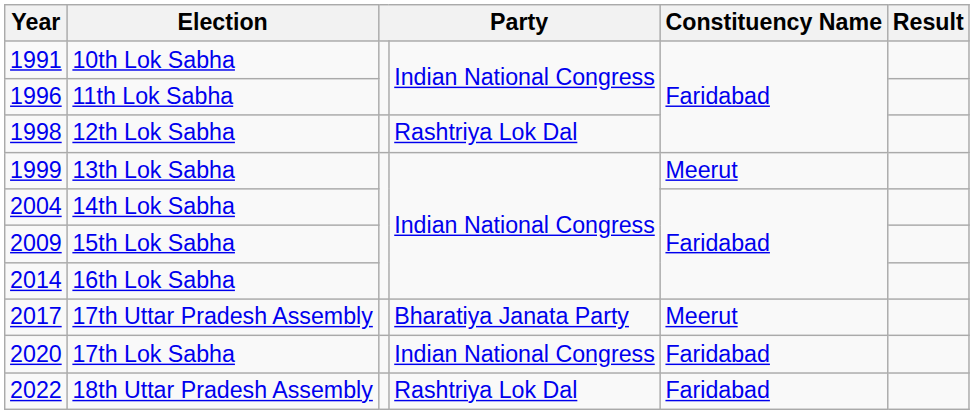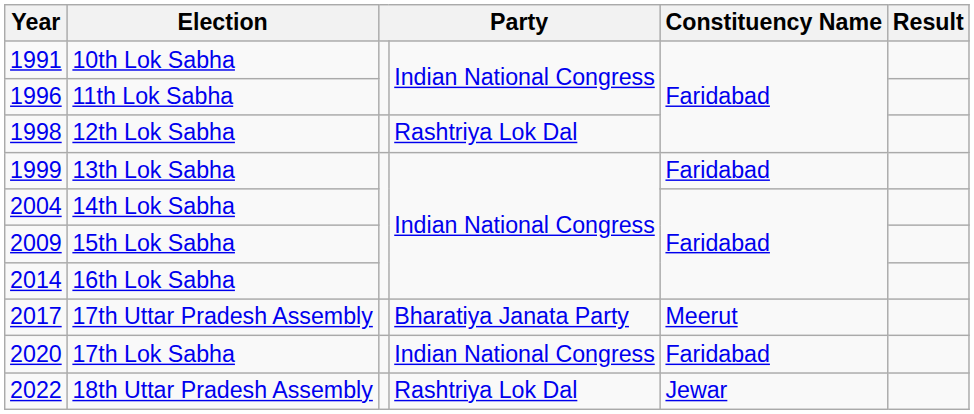(702, 170) Meerut -> (718, 170) Faridabad
(718, 390) Faridabad -> (696, 390) Jewar
